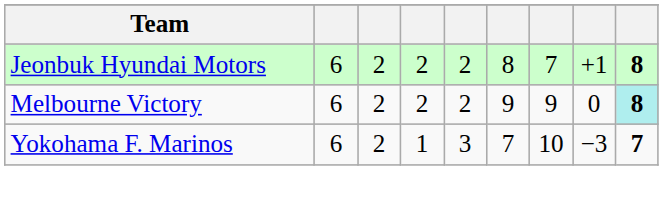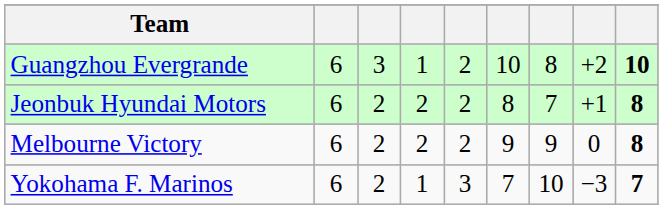+ row: (129, 64)
(637, 104) paleturquoise background -> (637, 143) no background
